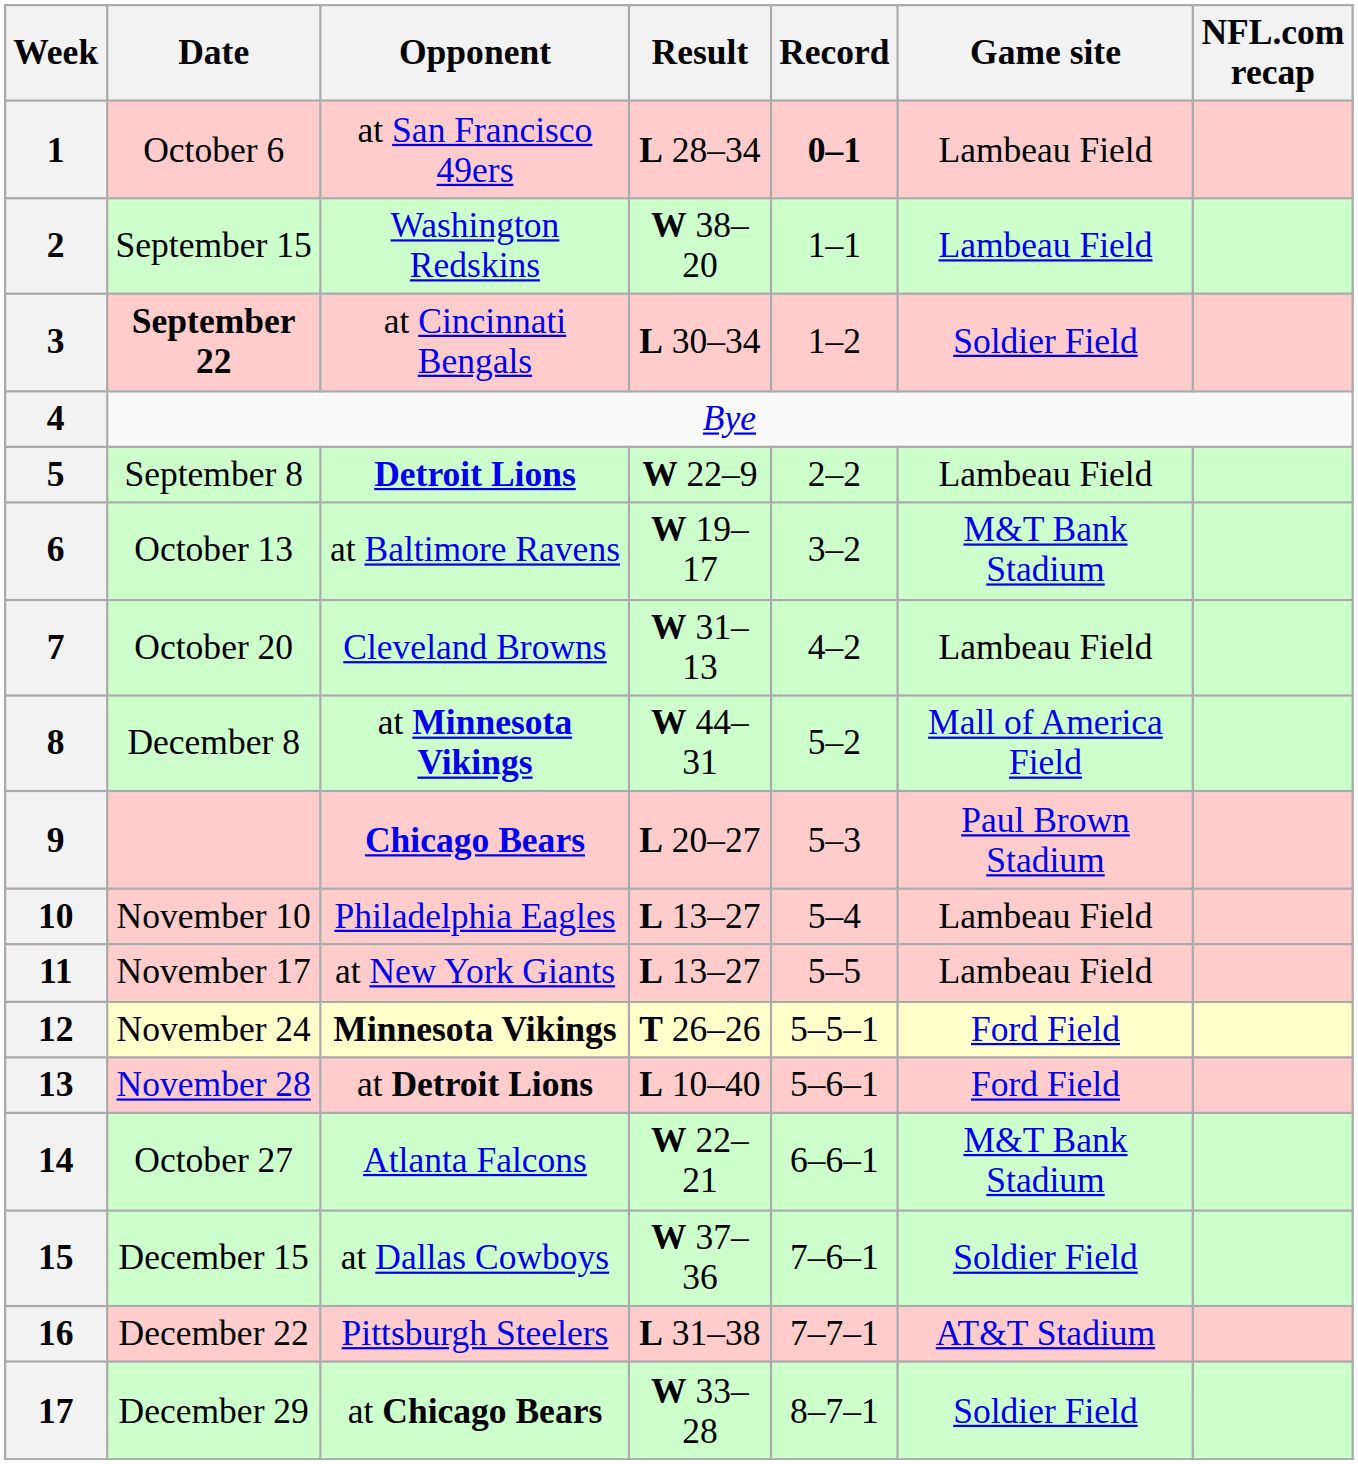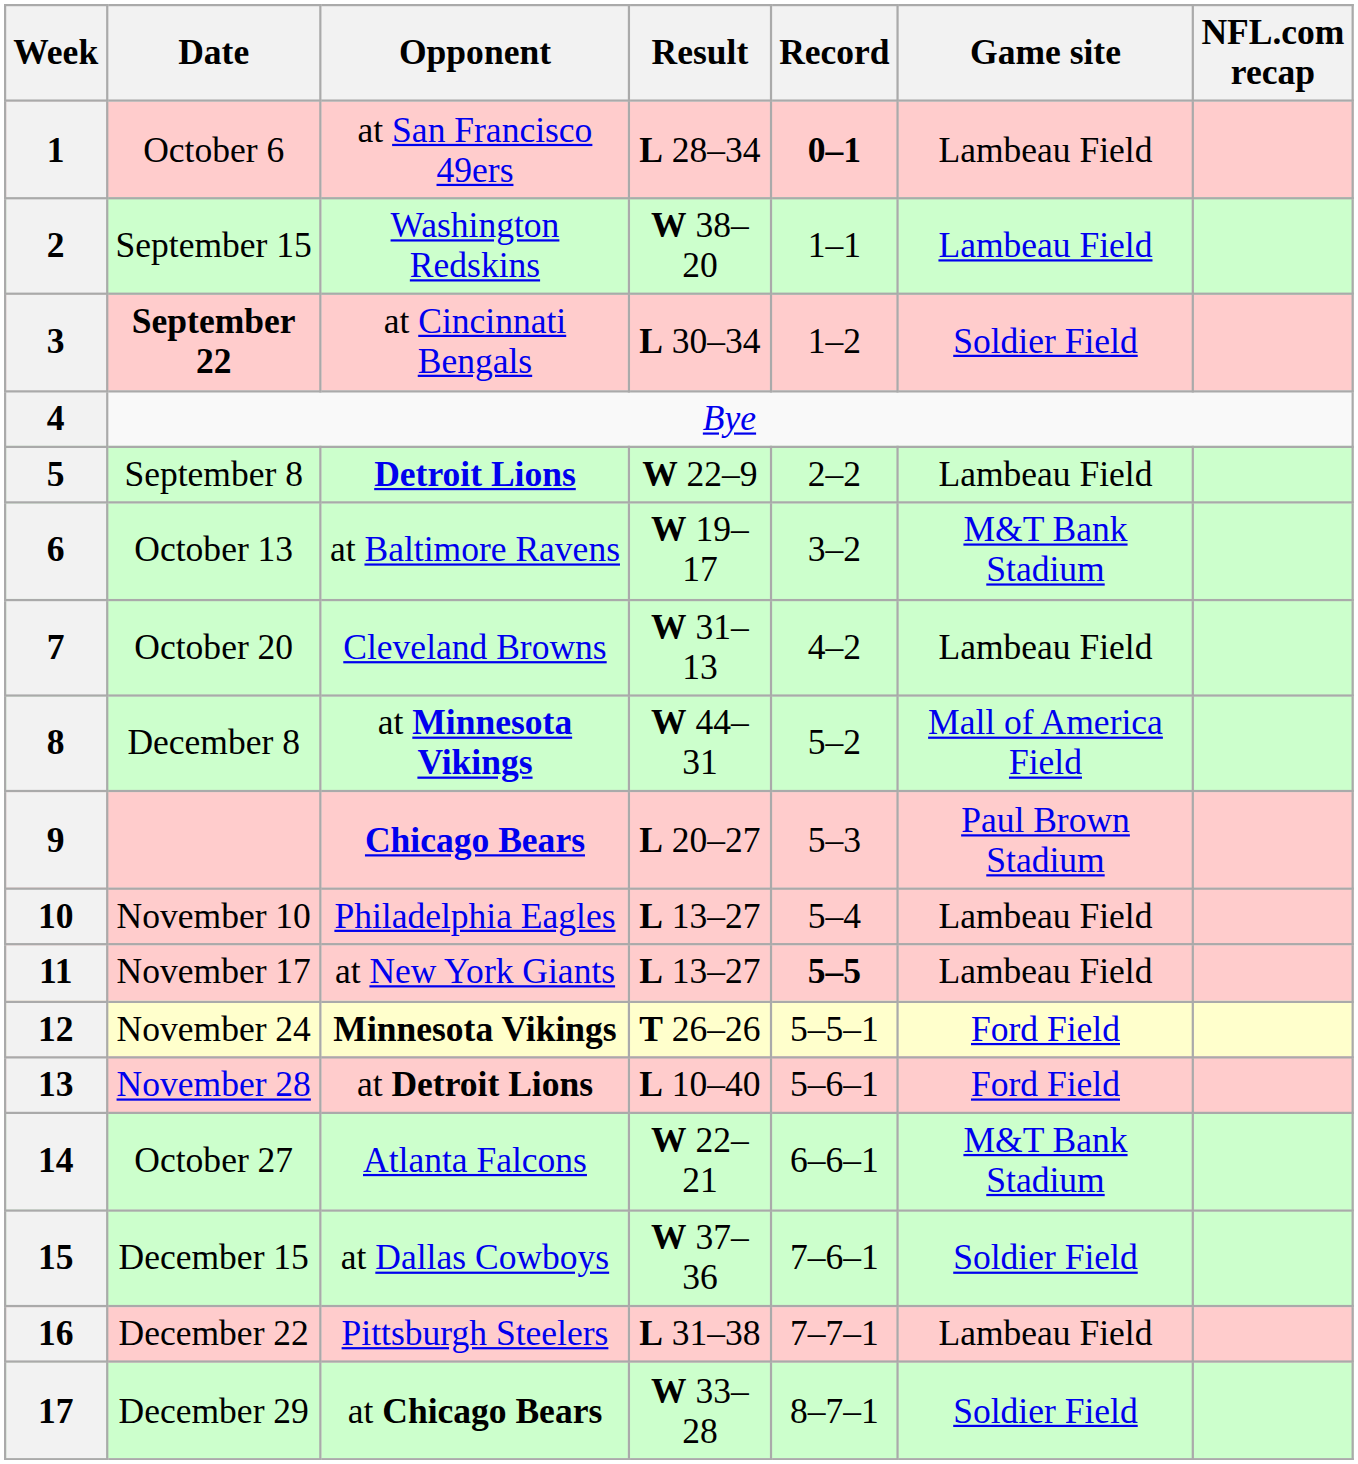(834, 972) normal -> (834, 972) bold
(1045, 1333) AT&T Stadium -> (1045, 1333) Lambeau Field
